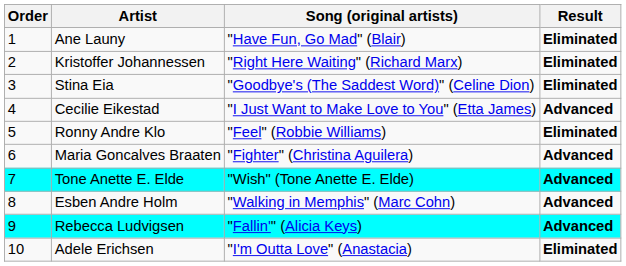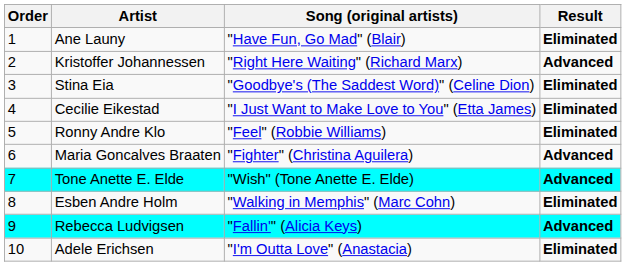(580, 62) Eliminated -> (578, 62) Advanced
(578, 109) Advanced -> (580, 109) Eliminated
(578, 202) Advanced -> (580, 202) Eliminated
